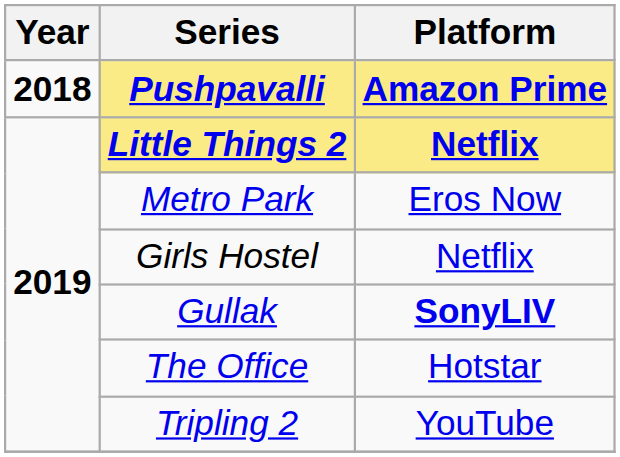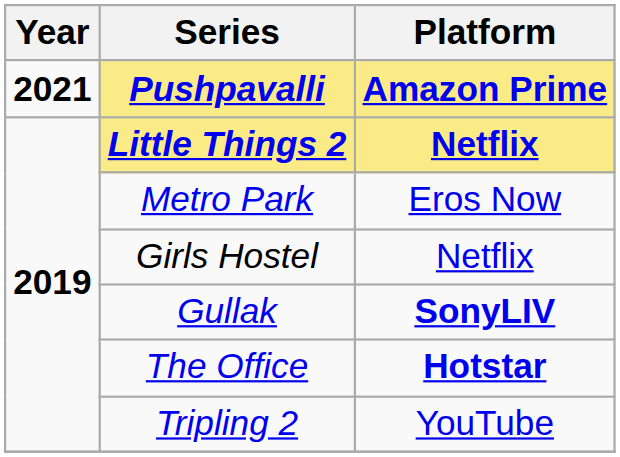(52, 88) 2018 -> (52, 88) 2021
(485, 367) normal -> (485, 367) bold
